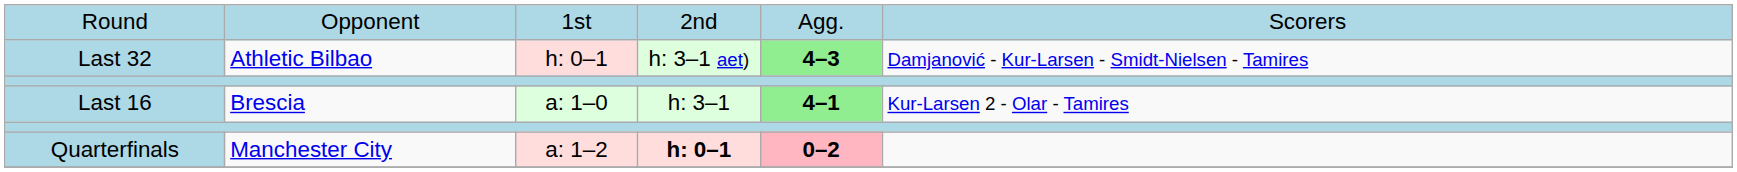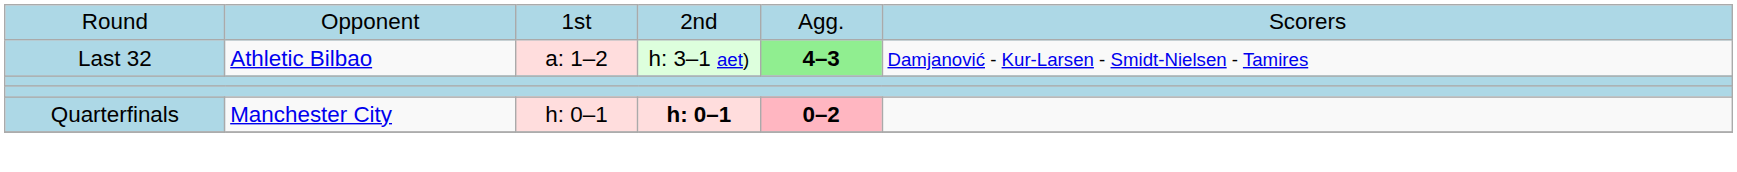(577, 57) h: 0–1 -> (577, 57) a: 1–2
- row: (115, 103)
(577, 149) a: 1–2 -> (577, 113) h: 0–1
